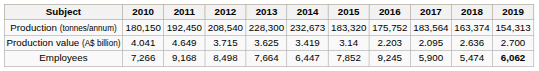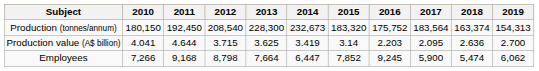(184, 43) 4.649 -> (184, 43) 4.644
(225, 58) 8,498 -> (225, 58) 8,798
(513, 58) bold -> (513, 58) normal
